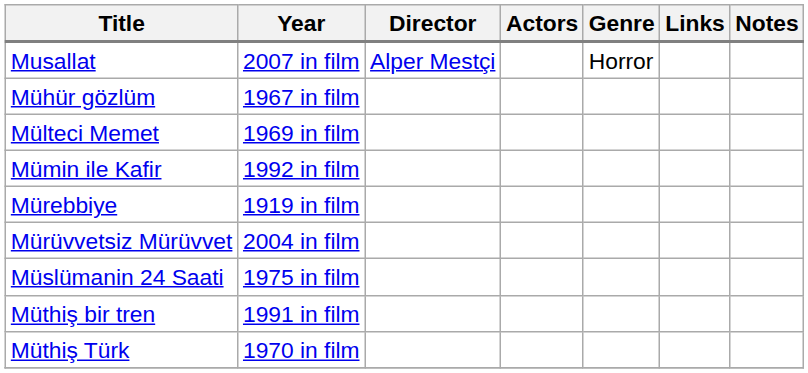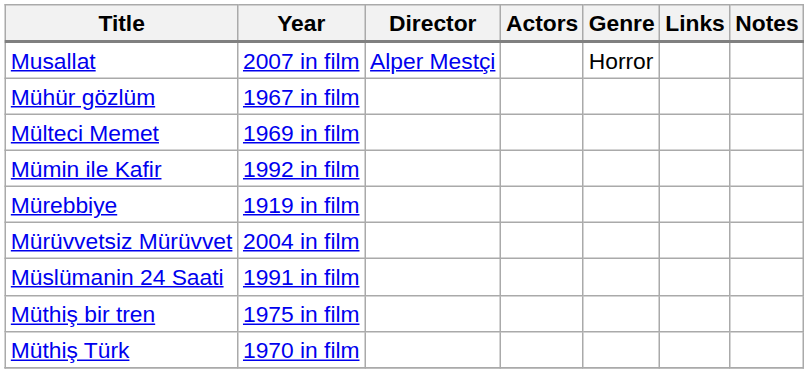(301, 277) 1975 in film -> (301, 277) 1991 in film
(301, 313) 1991 in film -> (301, 313) 1975 in film
